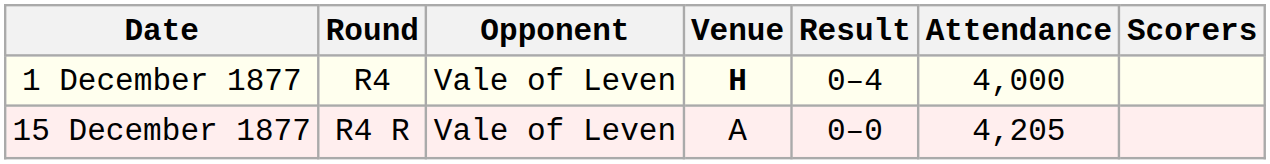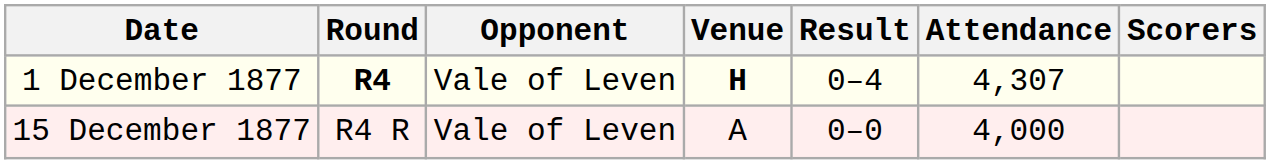(372, 81) normal -> (372, 81) bold
(1019, 81) 4,000 -> (1019, 81) 4,307
(1019, 132) 4,205 -> (1019, 132) 4,000
